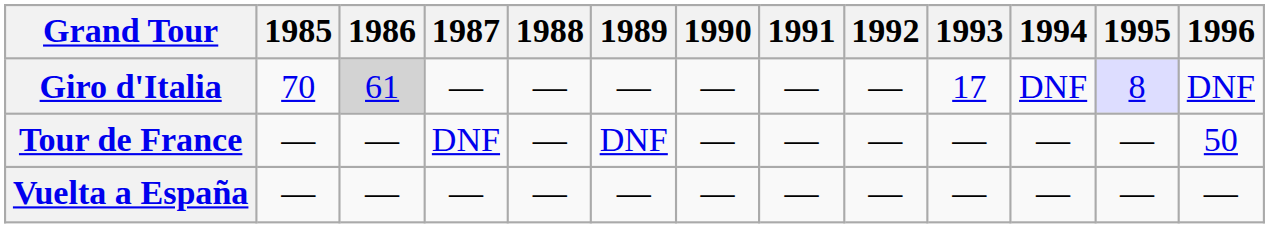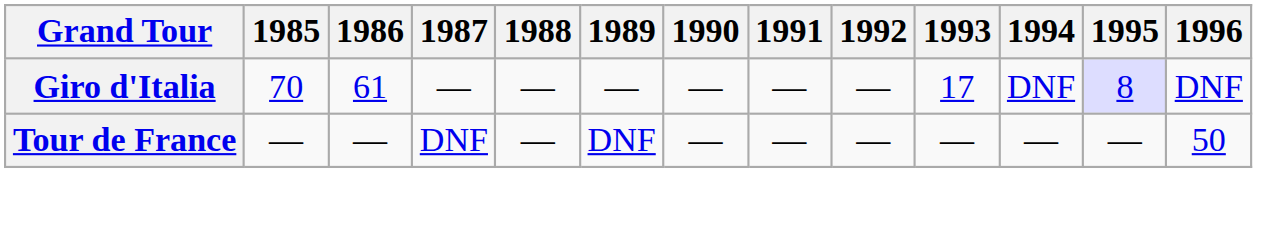(382, 85) lightgrey background -> (370, 85) no background
- row: (131, 193)
